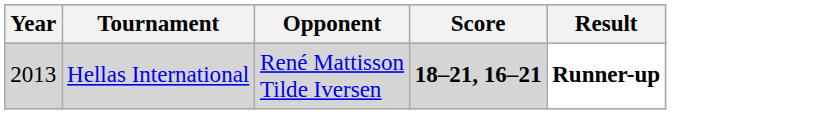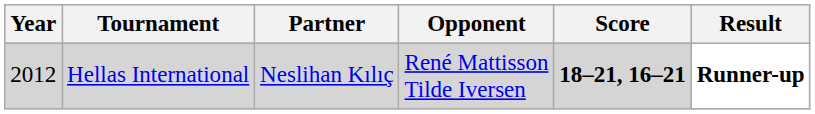+ column: (327, 23)
(33, 75) 2013 -> (33, 75) 2012
